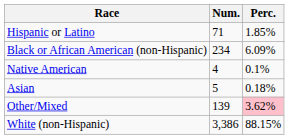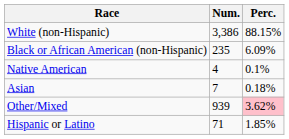rows swapped: (58, 124) <-> (51, 32)
(221, 50) 234 -> (221, 50) 235
(215, 87) 5 -> (215, 87) 7
(221, 106) 139 -> (221, 106) 939
